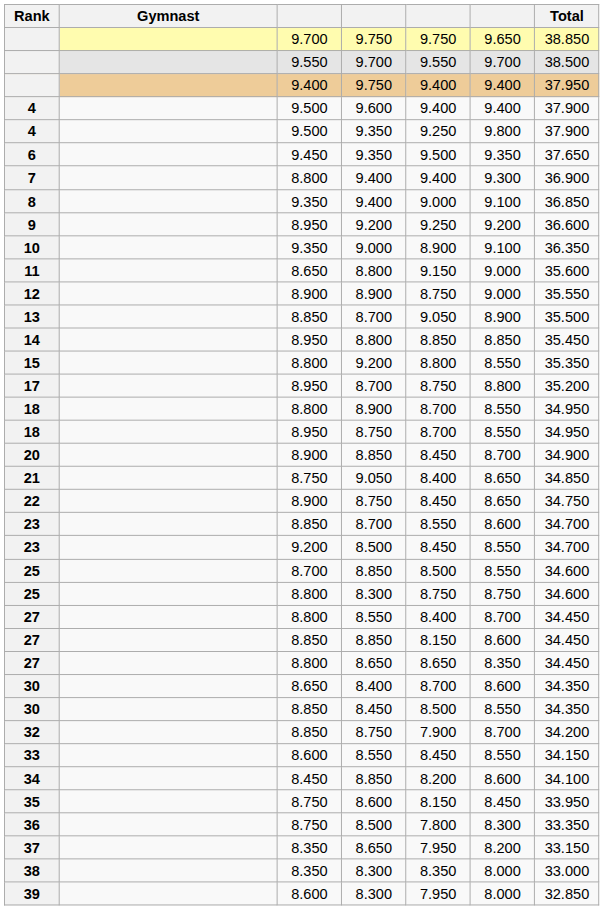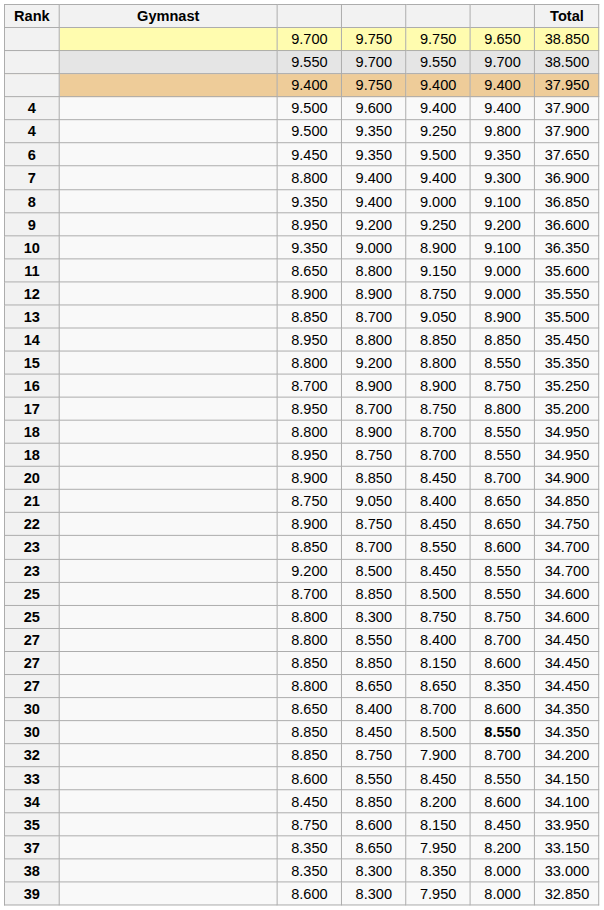+ row: (32, 386)
(503, 709) normal -> (503, 732) bold
- row: (32, 825)
